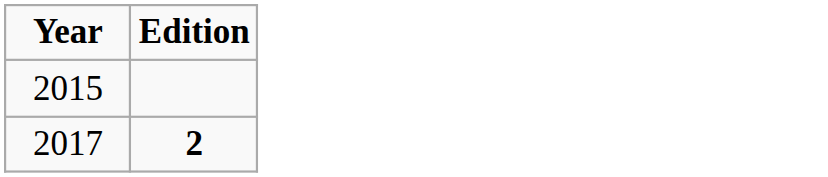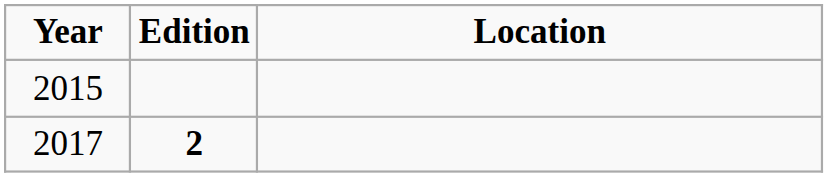+ column: (540, 32)
